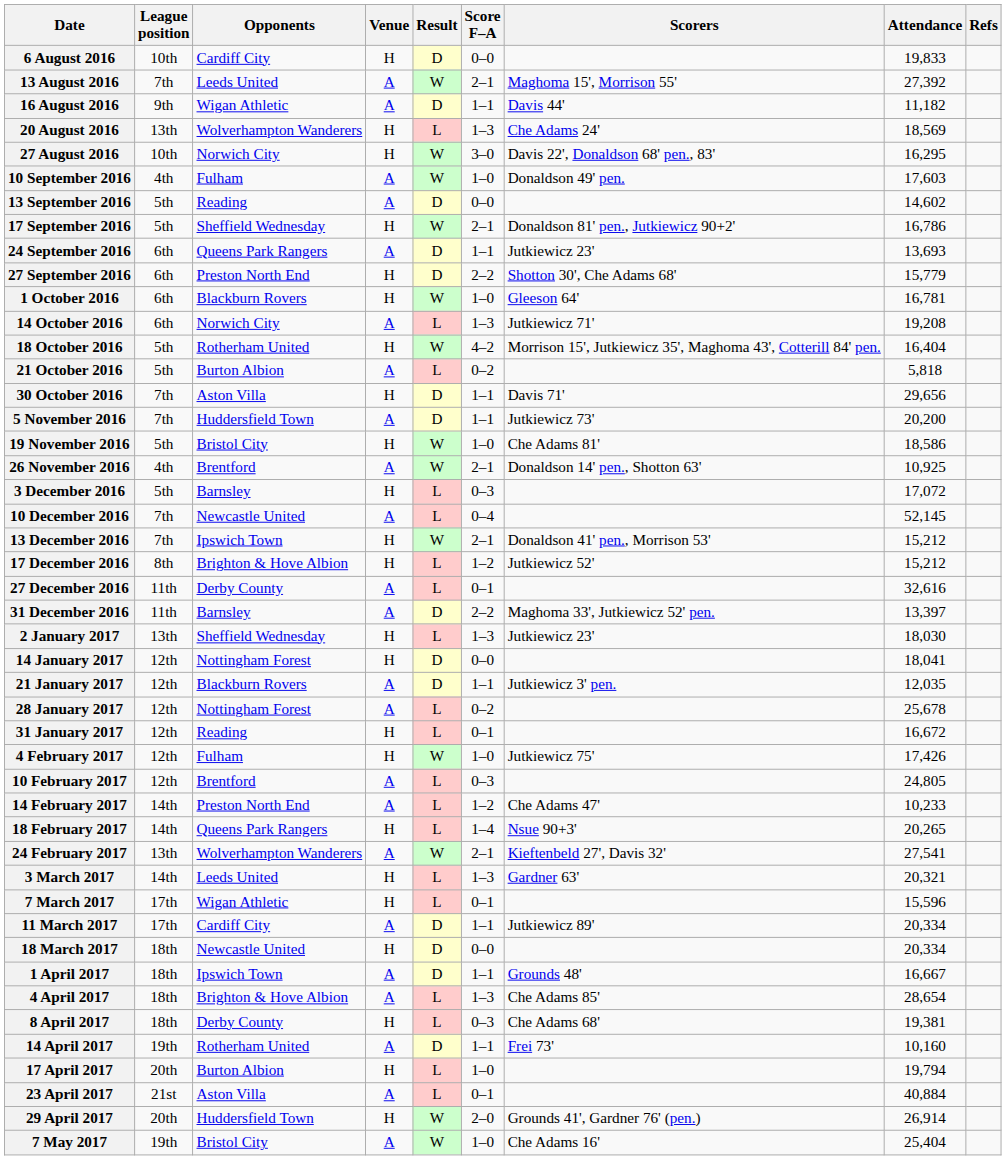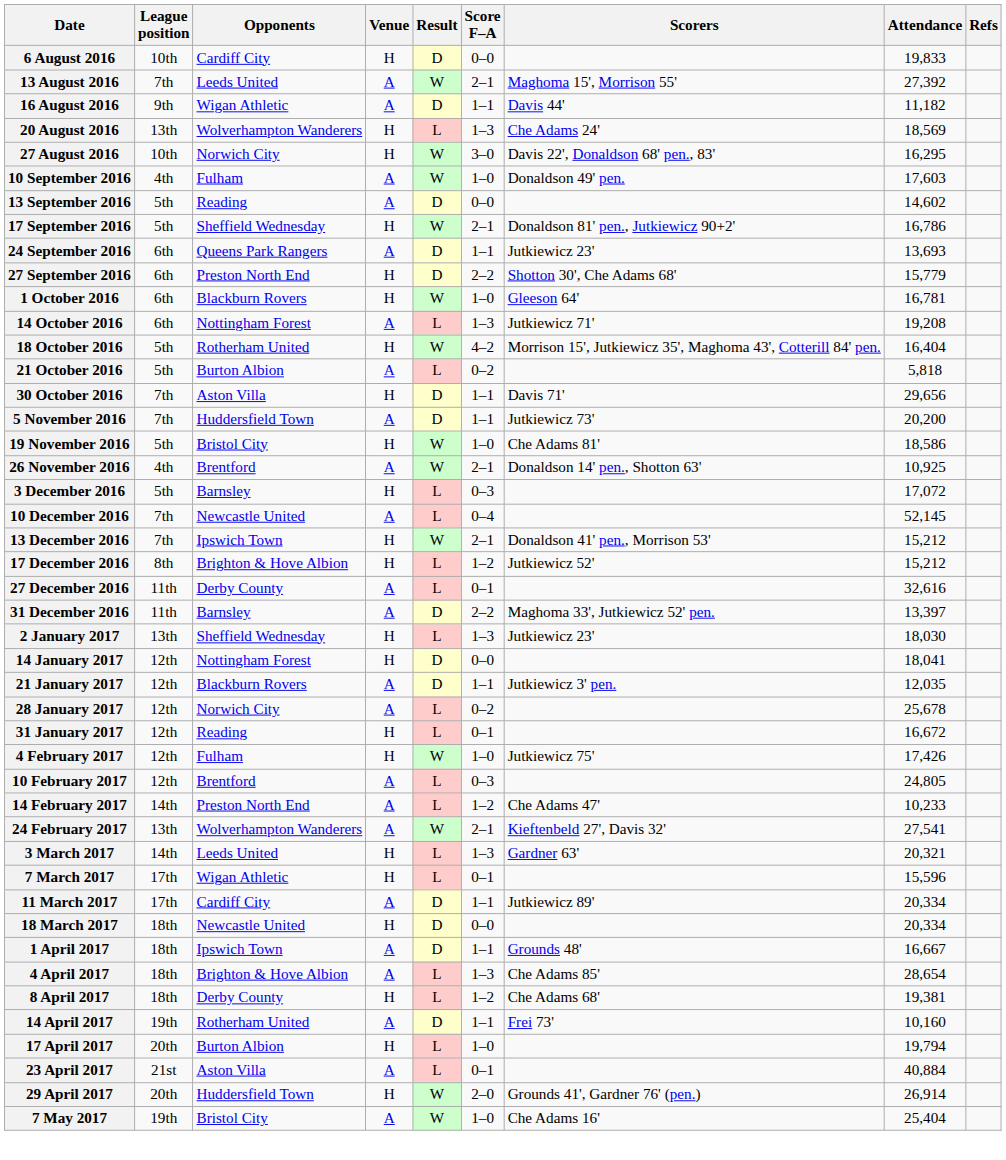(238, 322) Norwich City -> (254, 322) Nottingham Forest
(254, 708) Nottingham Forest -> (238, 708) Norwich City
- row: (69, 829)
(483, 1022) 0–3 -> (483, 997) 1–2
